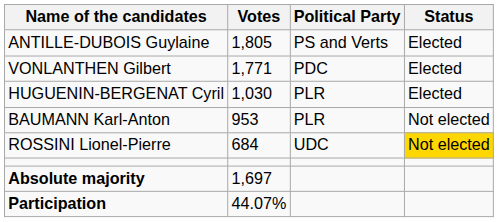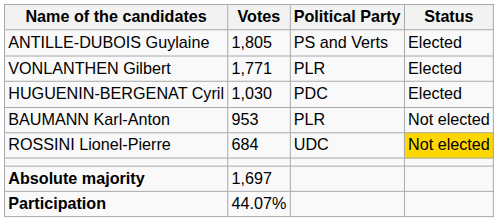(311, 68) PDC -> (309, 68) PLR
(309, 94) PLR -> (311, 94) PDC
